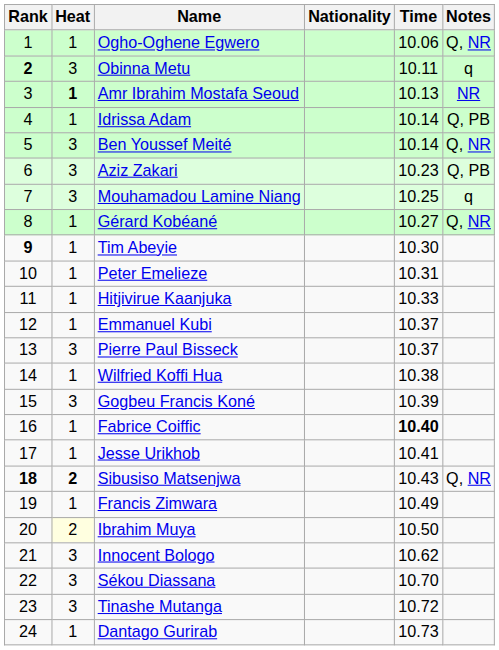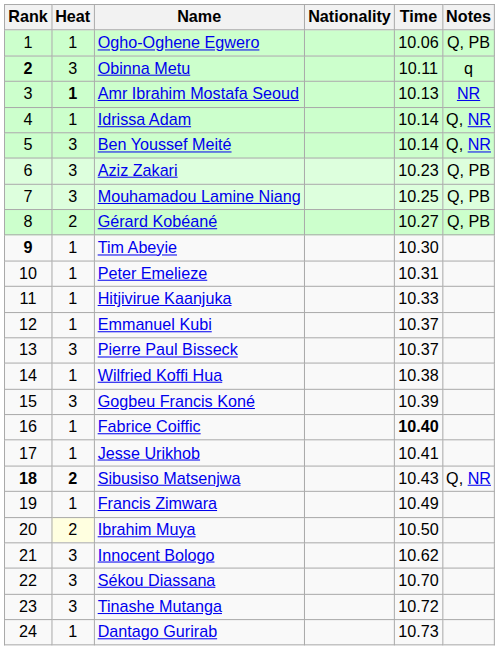(469, 42) Q, NR -> (469, 42) Q, PB
(469, 119) Q, PB -> (469, 119) Q, NR
(469, 196) q -> (469, 196) Q, PB
(73, 222) 1 -> (73, 222) 2
(469, 222) Q, NR -> (469, 222) Q, PB
